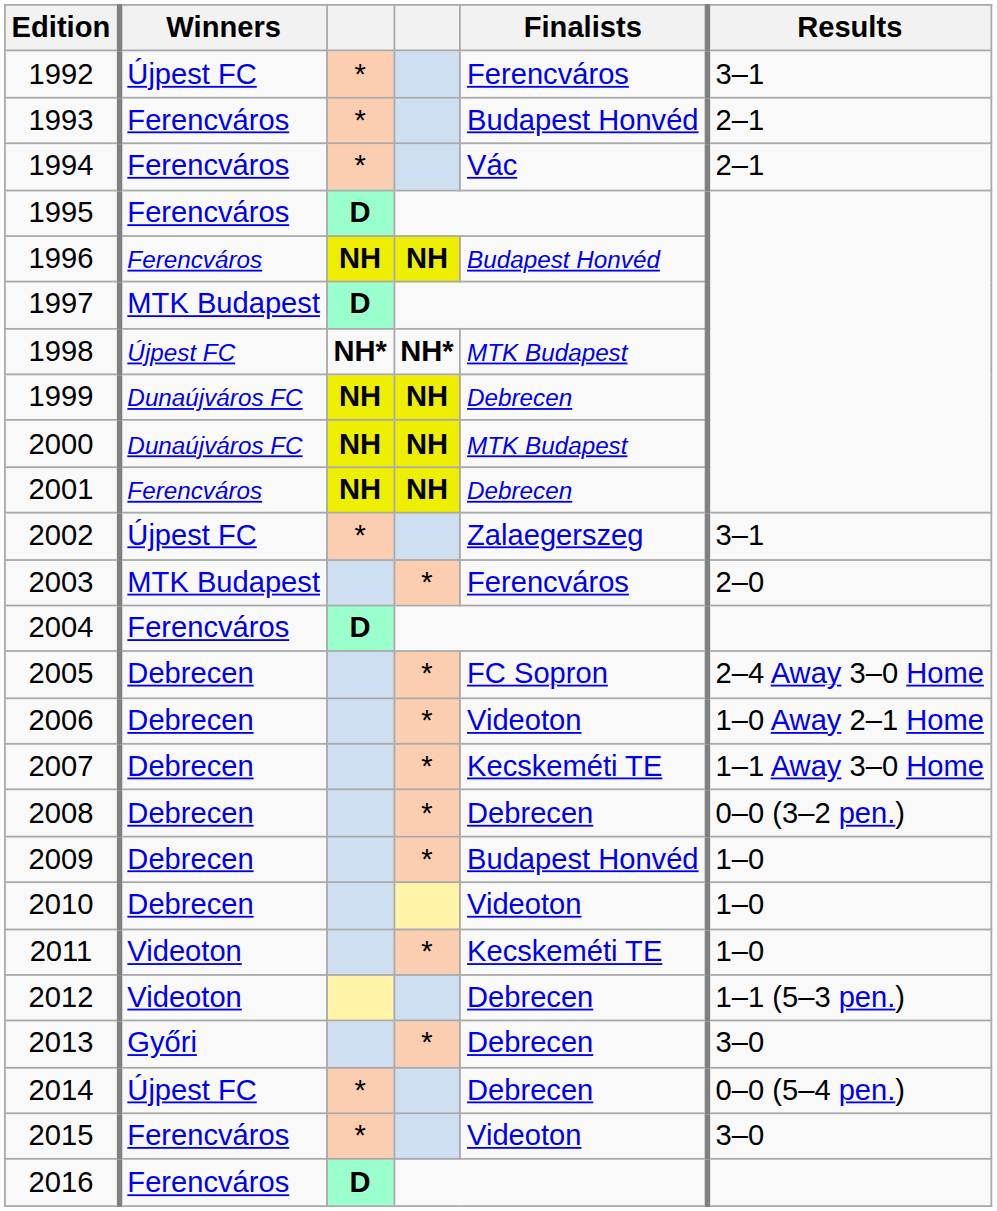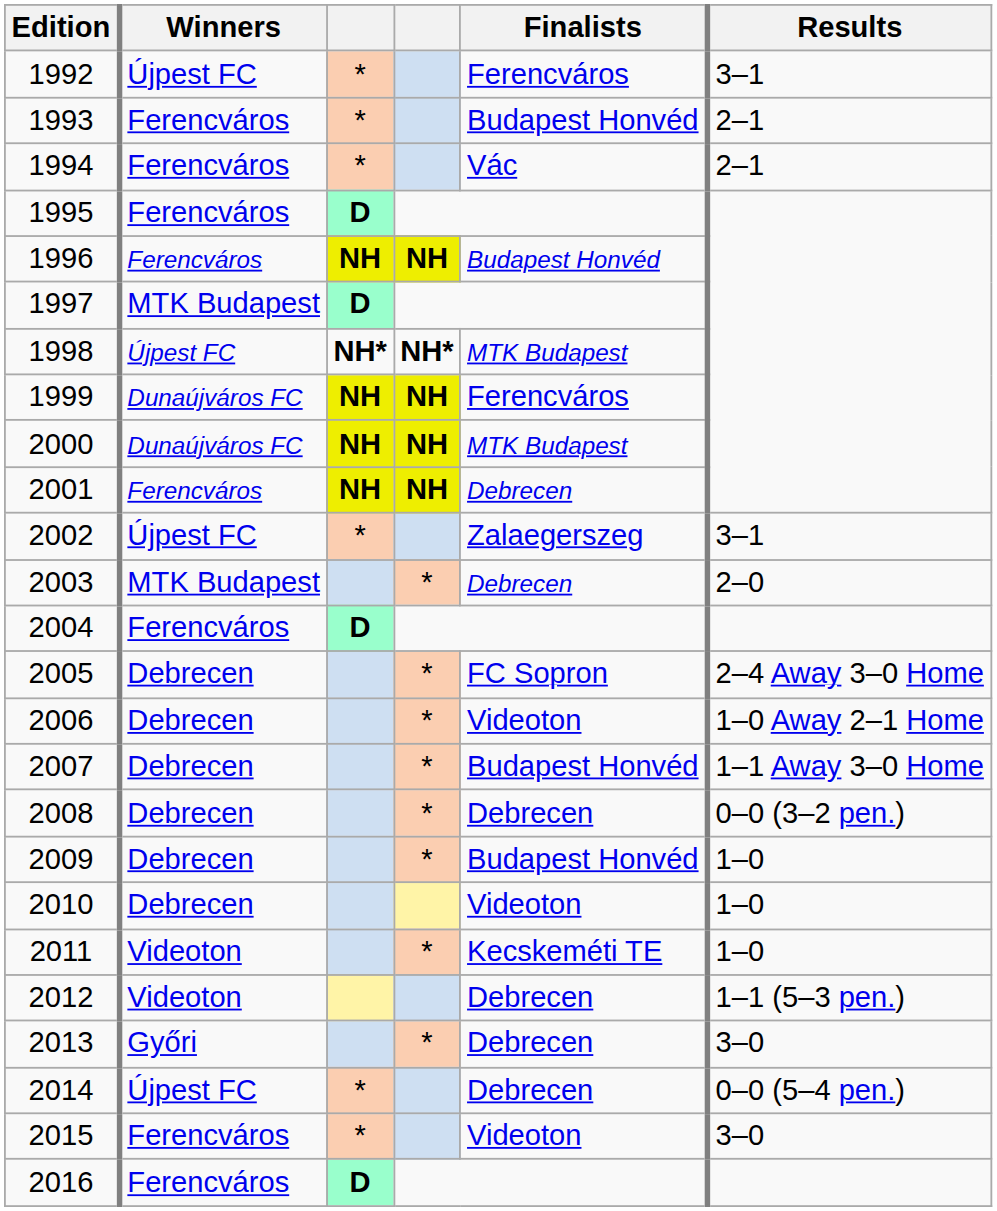(520, 397) Debrecen -> (548, 397) Ferencváros
(548, 581) Ferencváros -> (520, 581) Debrecen
(565, 766) Kecskeméti TE -> (583, 766) Budapest Honvéd
